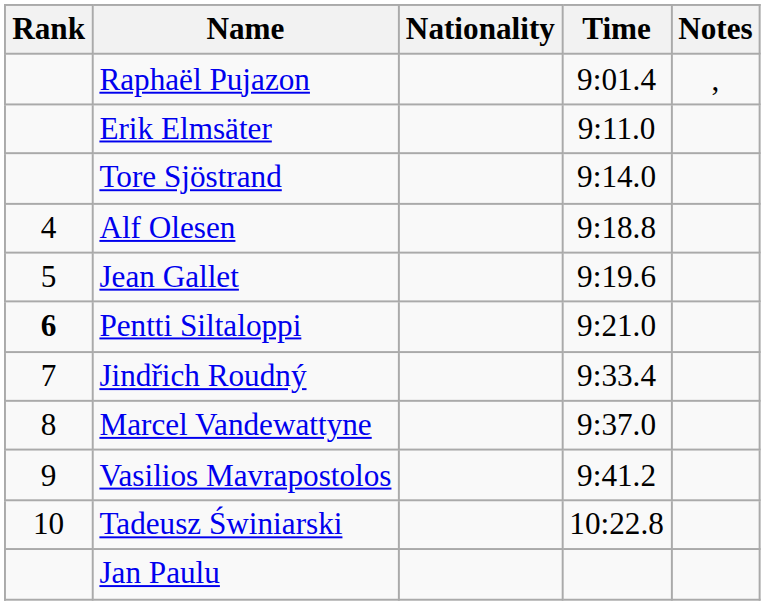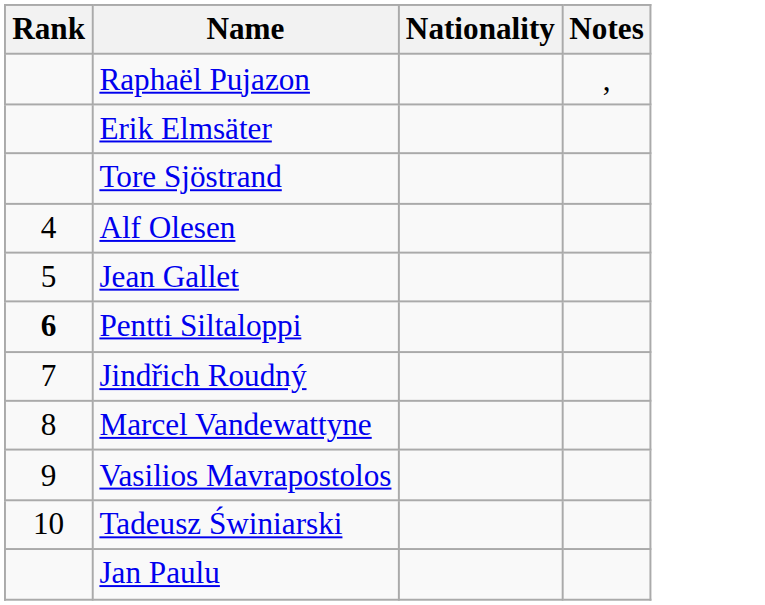- column: (617, 29)
